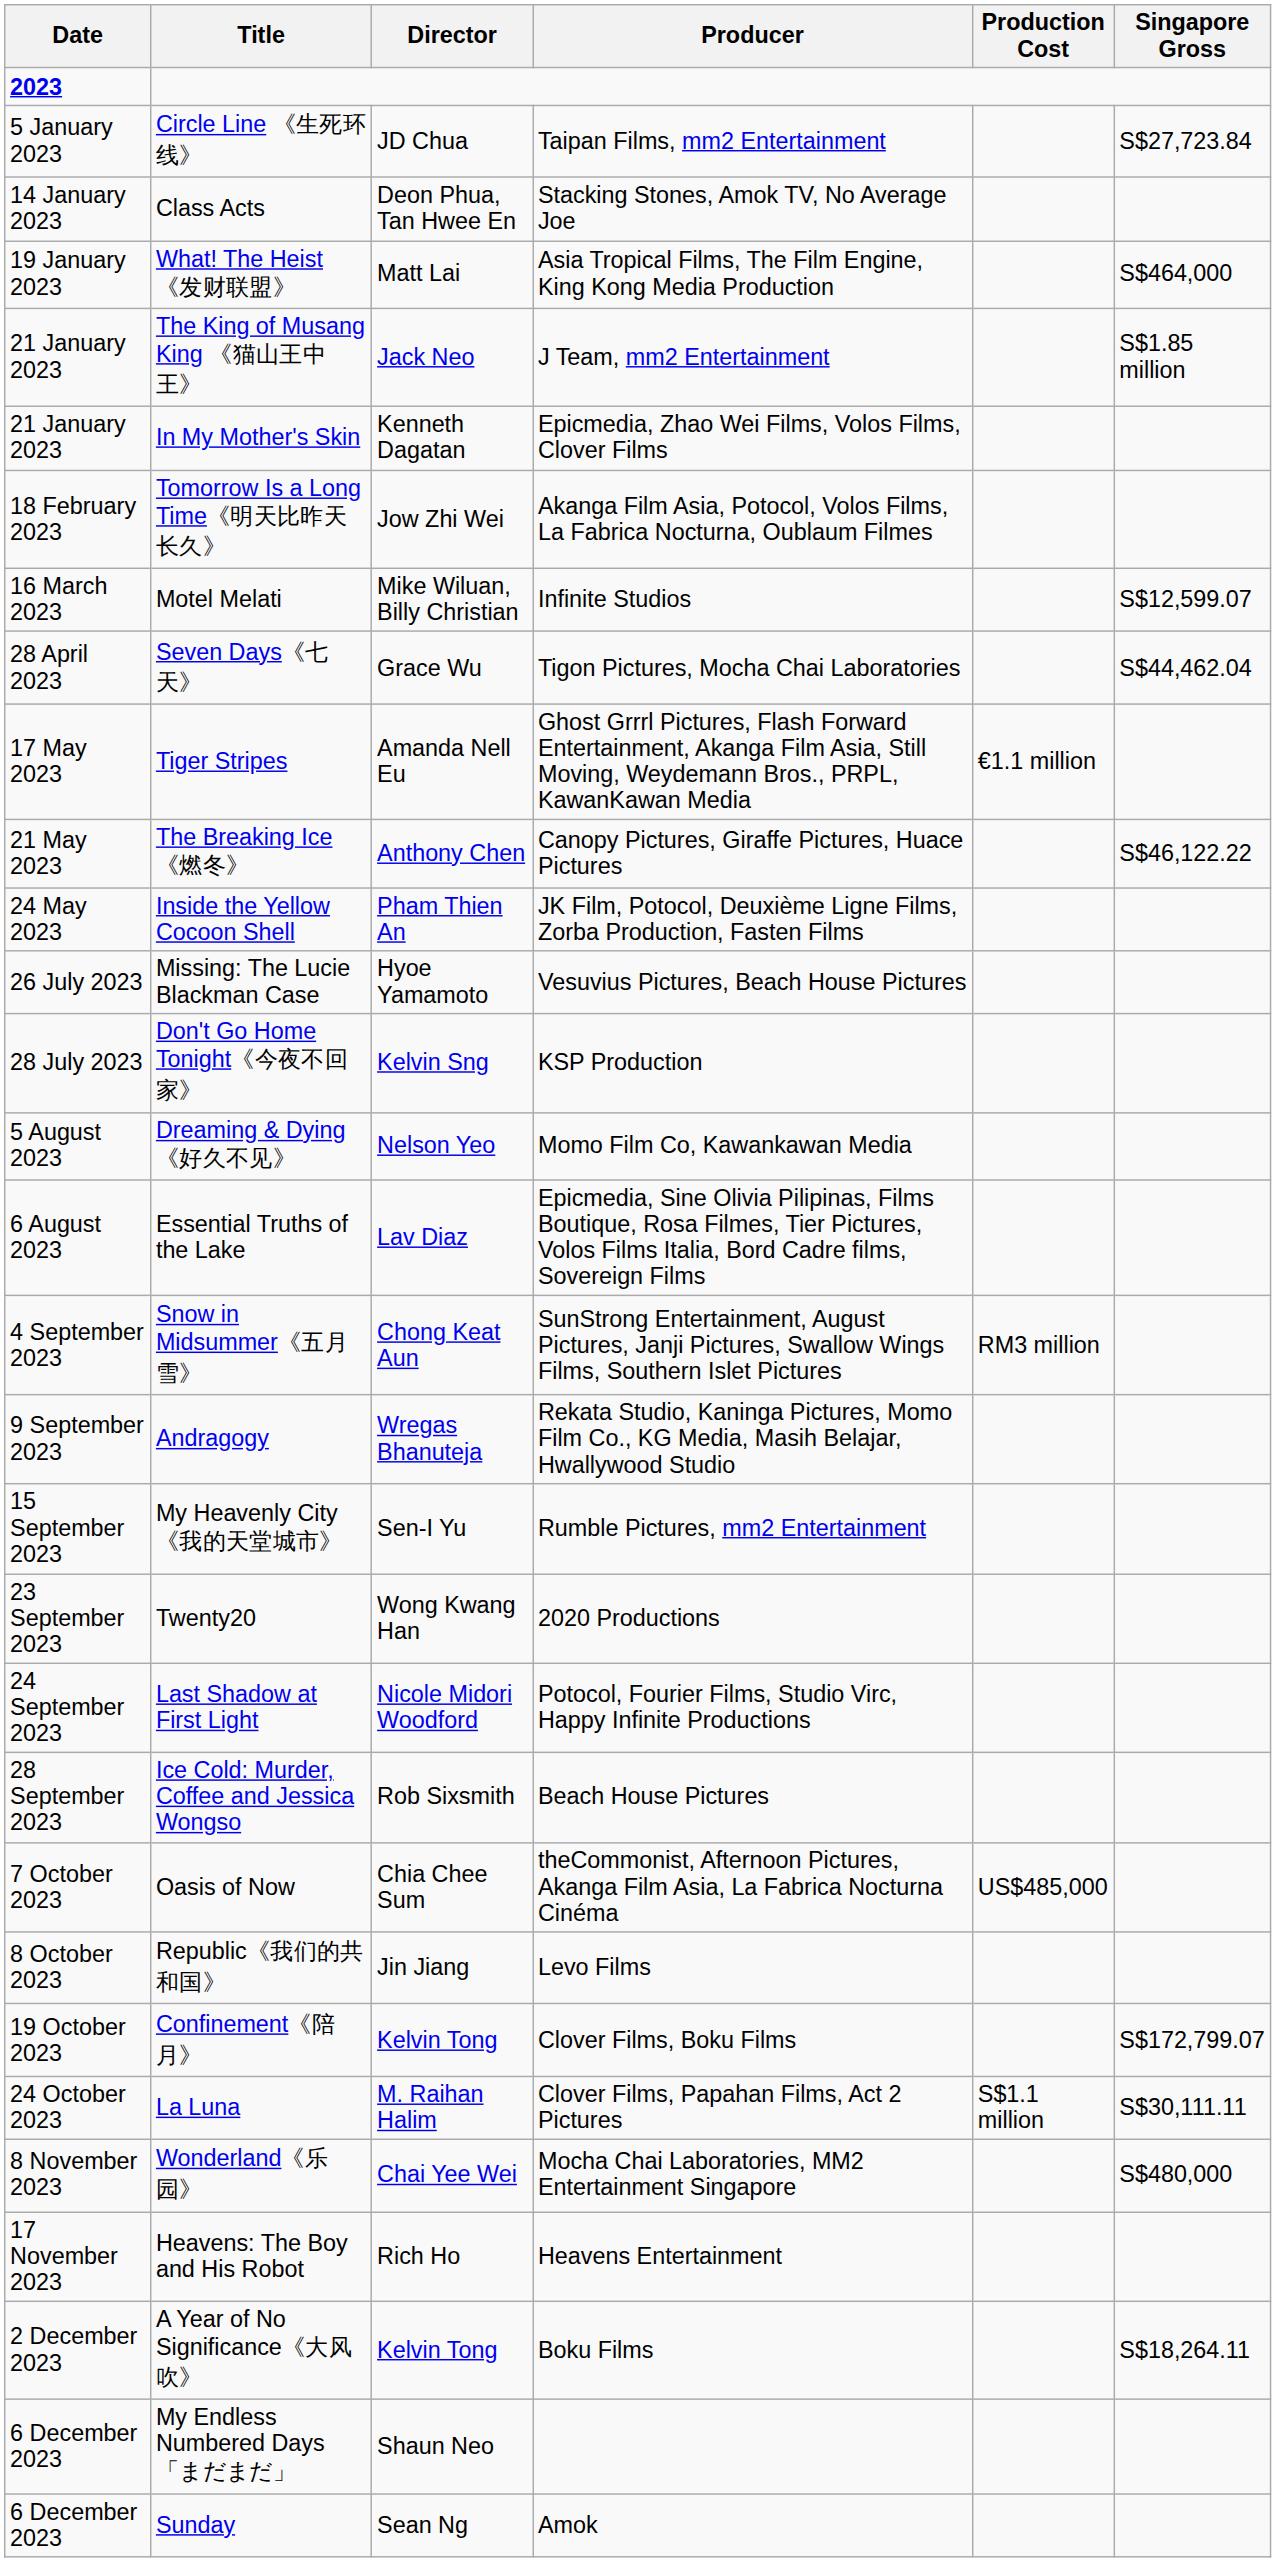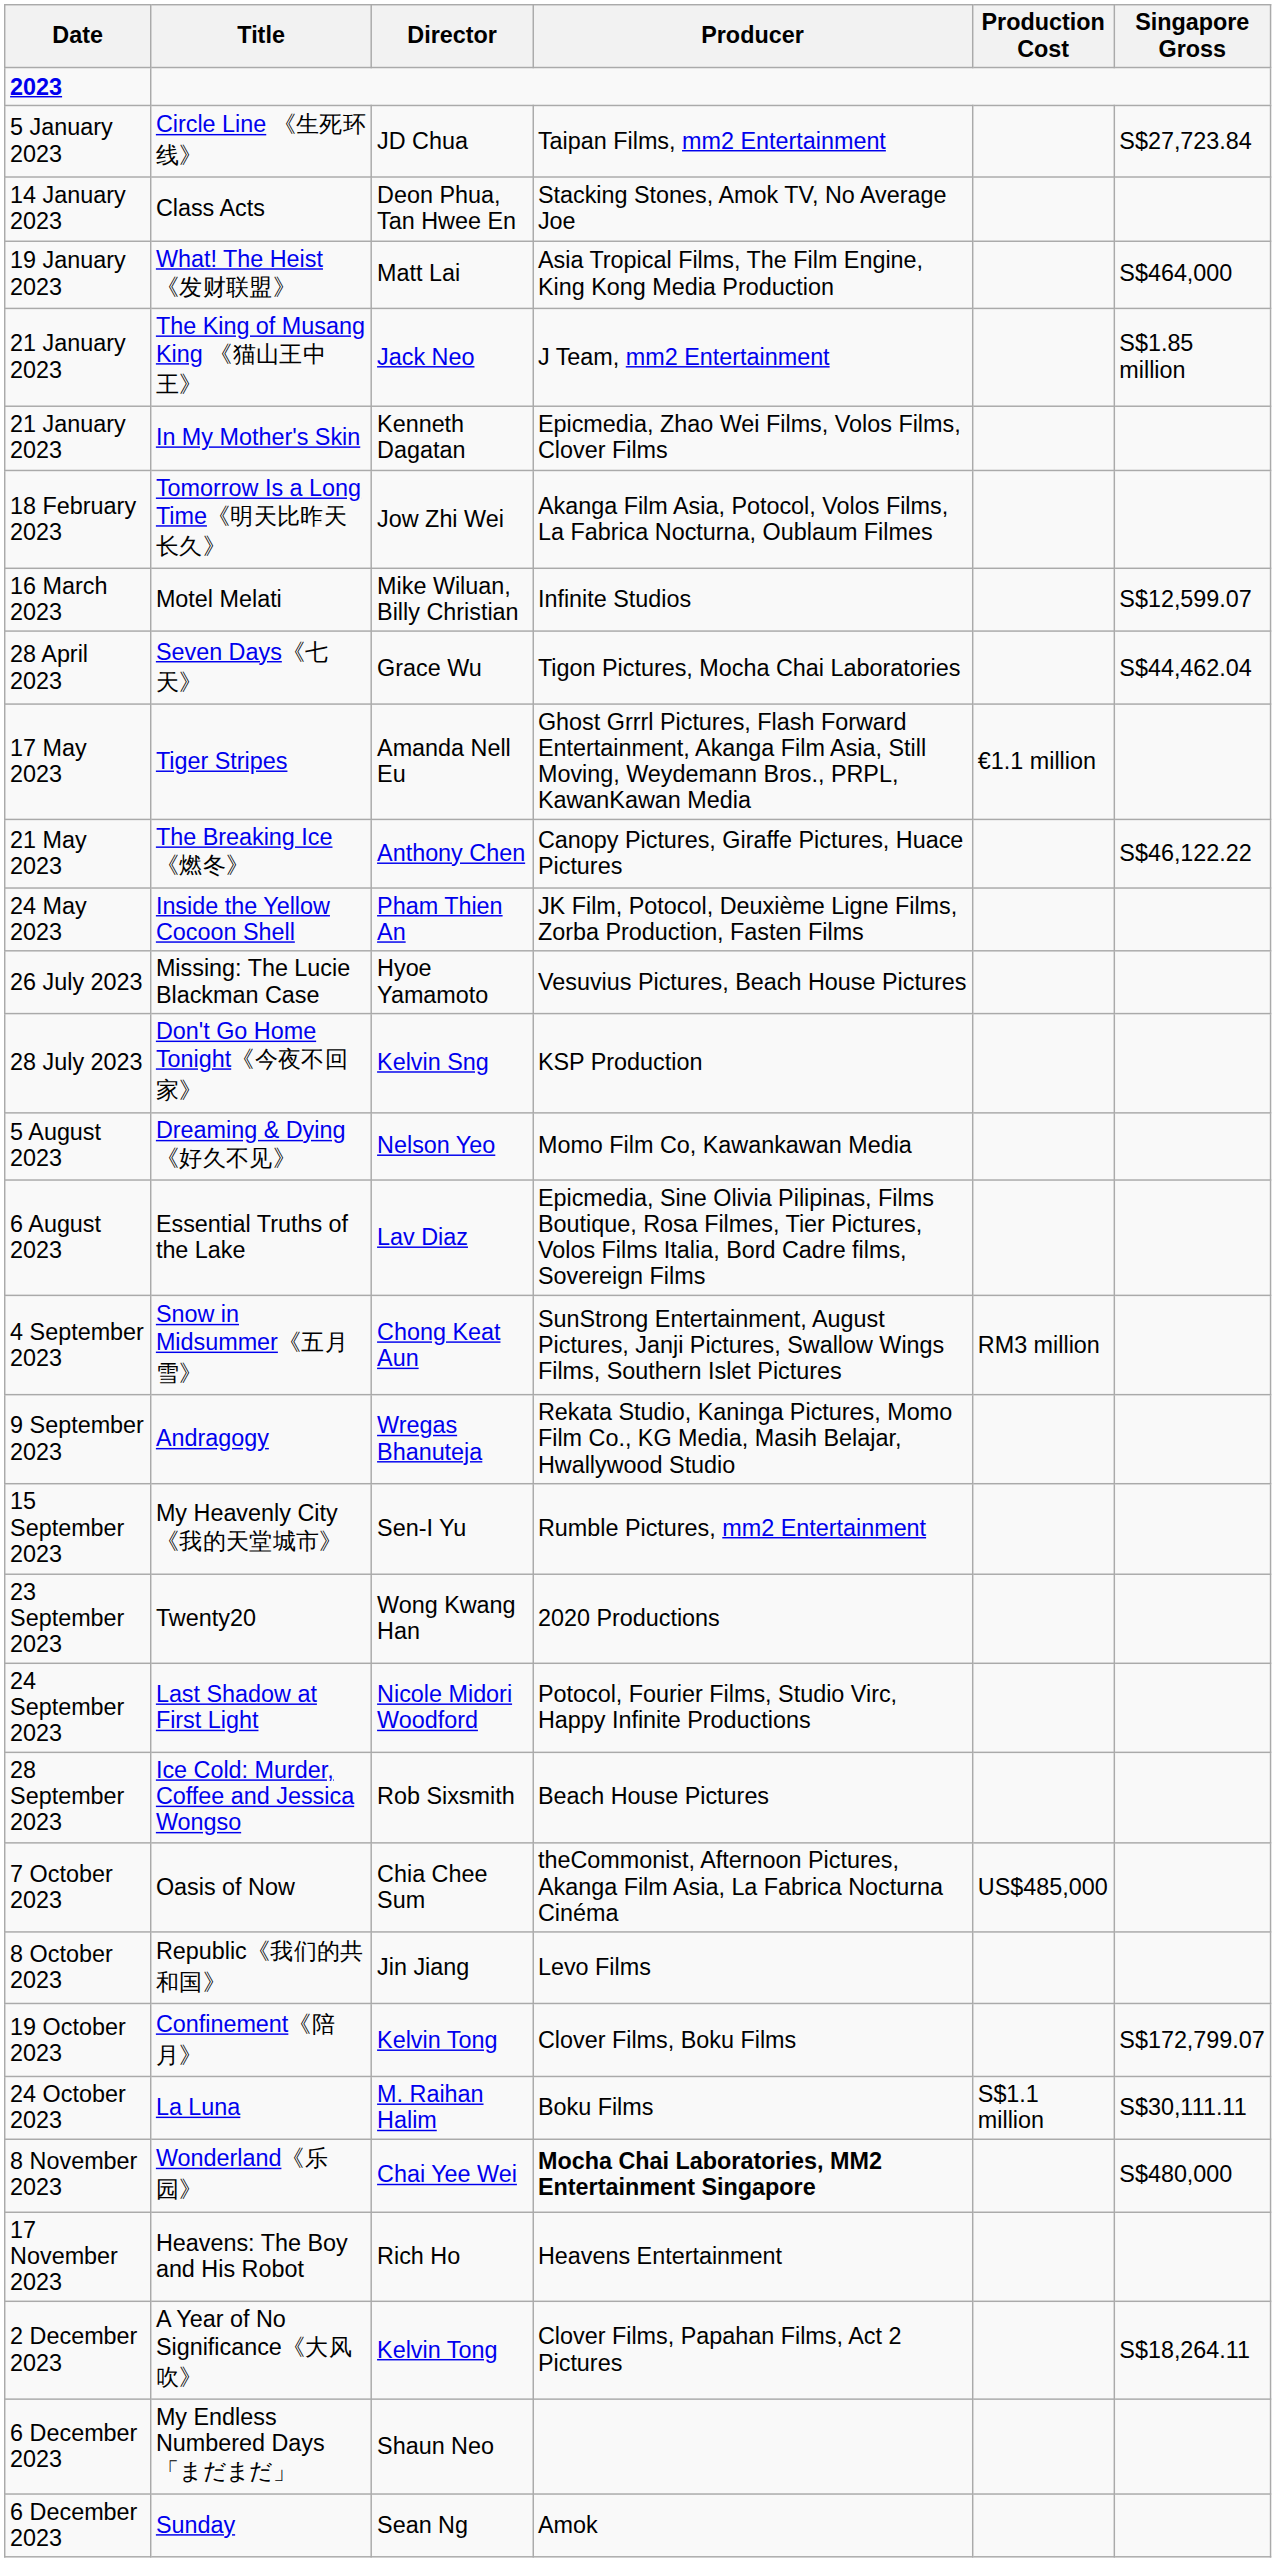(720, 2107) Clover Films, Papahan Films, Act 2 Pictures -> (596, 2107) Boku Films
(701, 2175) normal -> (710, 2175) bold
(596, 2350) Boku Films -> (720, 2350) Clover Films, Papahan Films, Act 2 Pictures
